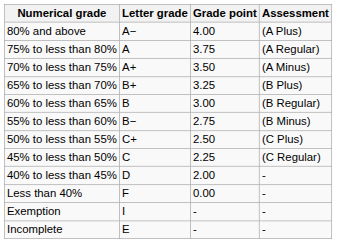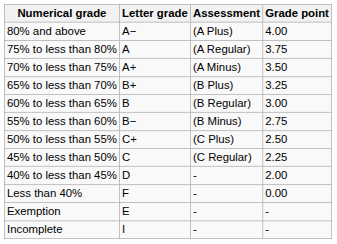columns swapped: (295, 13) <-> (225, 13)
(124, 211) I -> (126, 211) E
(126, 229) E -> (124, 229) I
